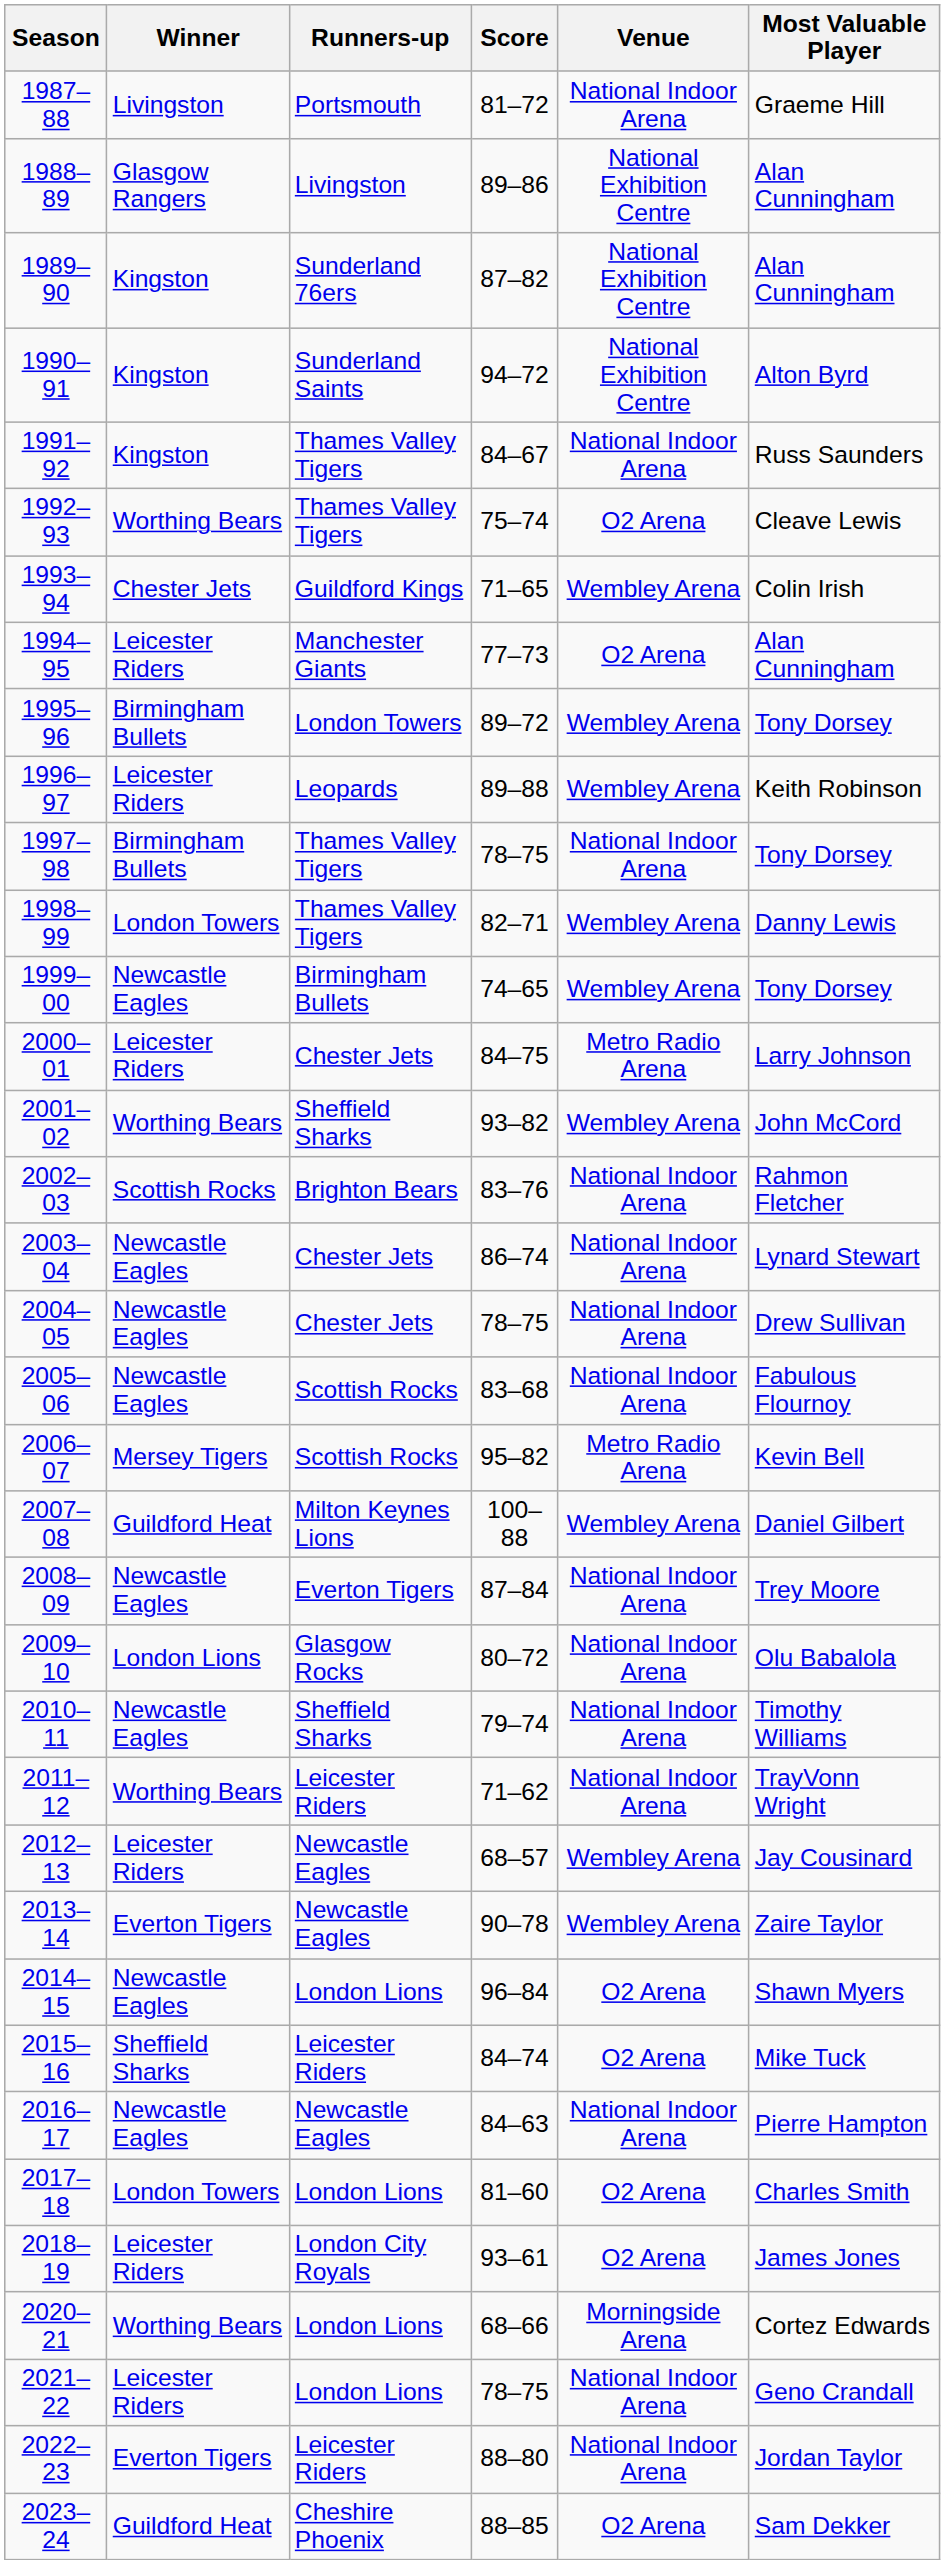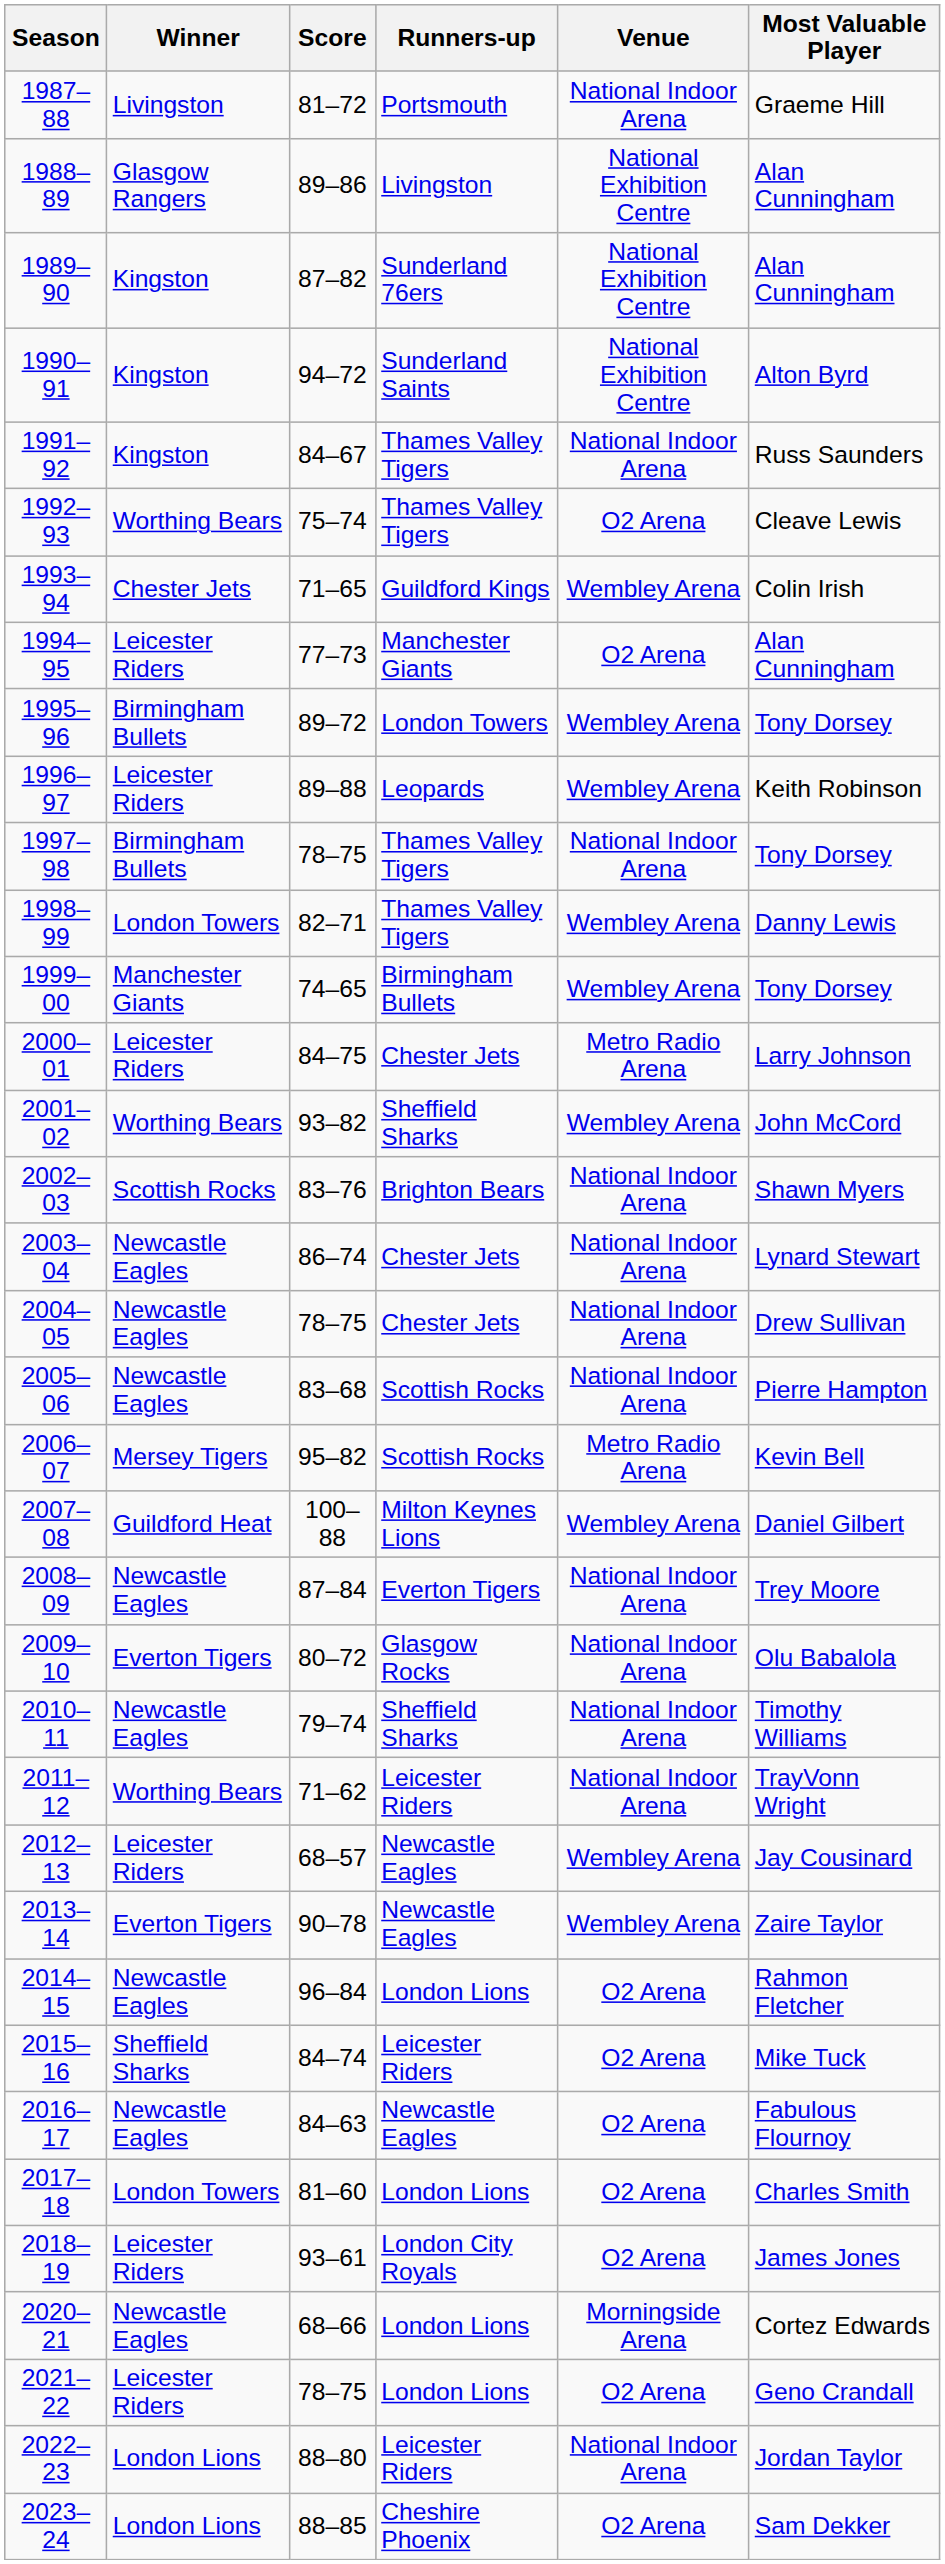columns swapped: (514, 37) <-> (380, 37)
(170, 989) Newcastle Eagles -> (177, 989) Manchester Giants
(801, 1189) Rahmon Fletcher -> (829, 1189) Shawn Myers
(805, 1390) Fabulous Flournoy -> (841, 1390) Pierre Hampton
(187, 1657) London Lions -> (192, 1657) Everton Tigers
(829, 1991) Shawn Myers -> (801, 1991) Rahmon Fletcher
(653, 2124) National Indoor Arena -> (653, 2124) O2 Arena
(841, 2124) Pierre Hampton -> (805, 2124) Fabulous Flournoy
(197, 2325) Worthing Bears -> (170, 2325) Newcastle Eagles
(653, 2392) National Indoor Arena -> (653, 2392) O2 Arena
(192, 2458) Everton Tigers -> (187, 2458) London Lions
(192, 2525) Guildford Heat -> (187, 2525) London Lions
